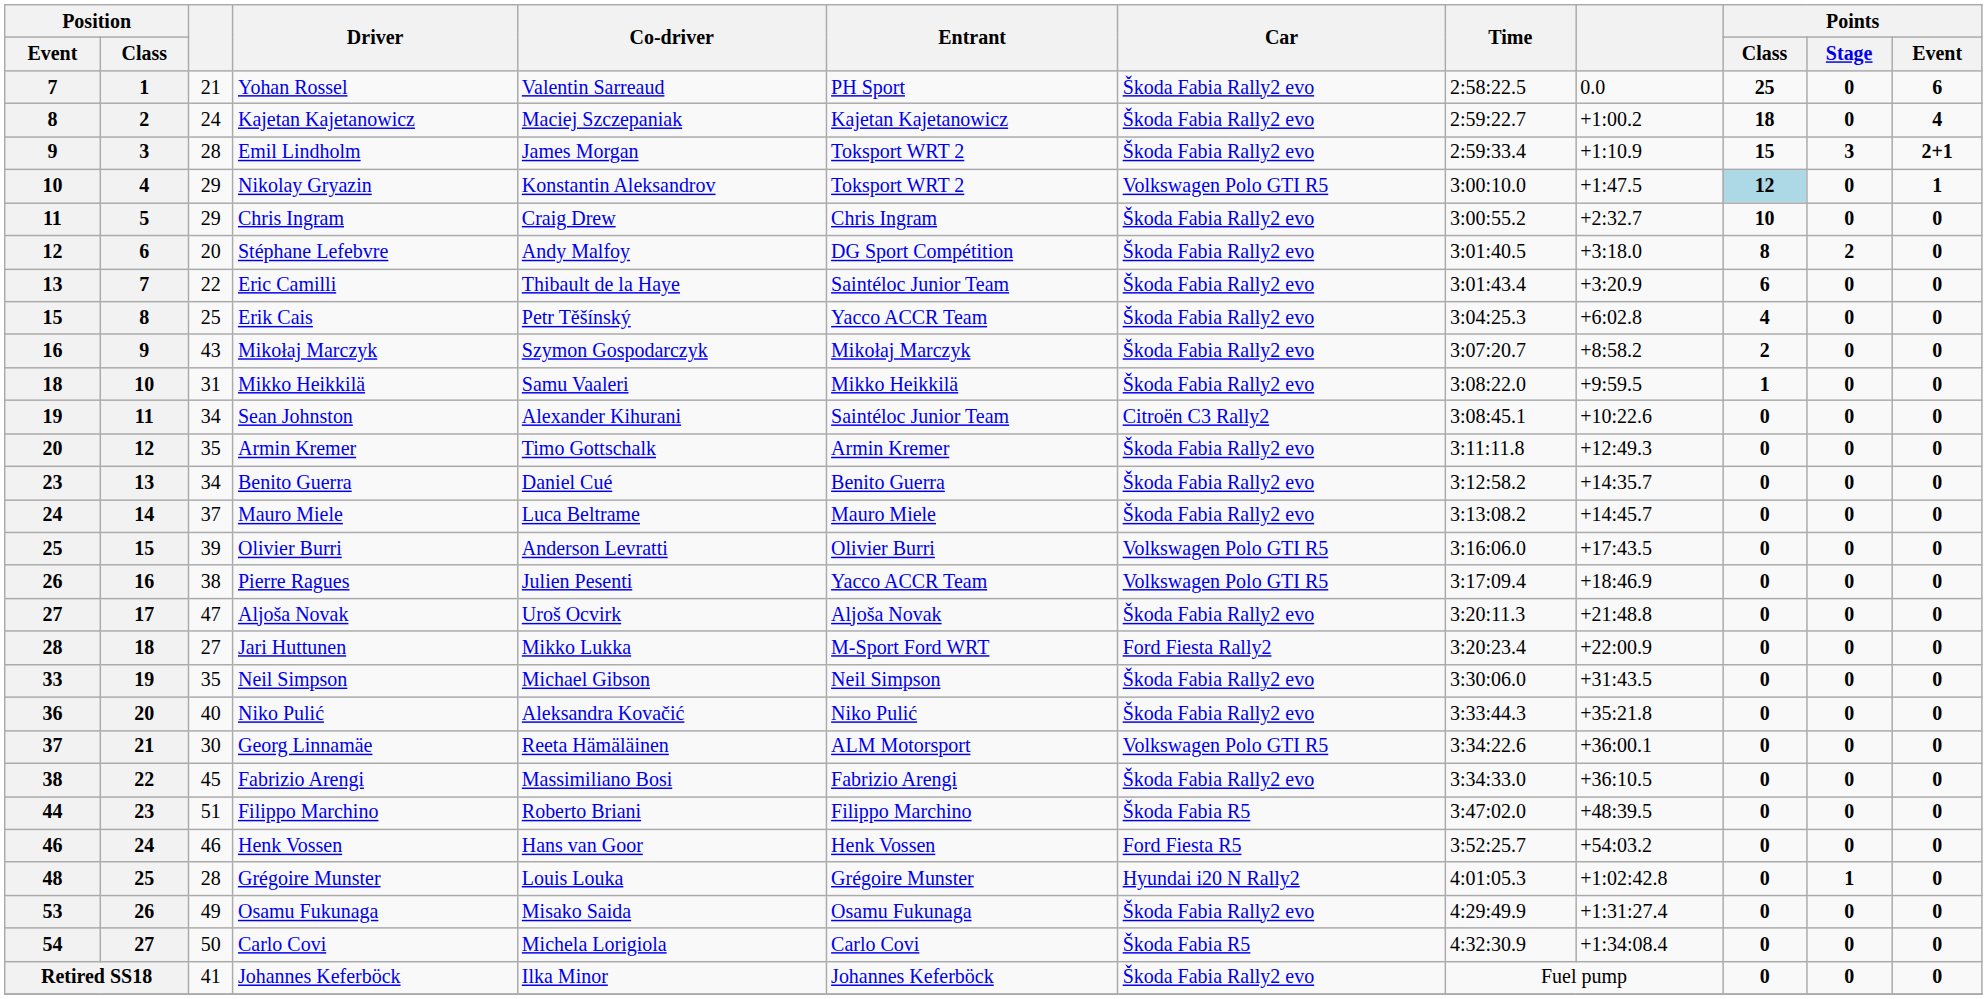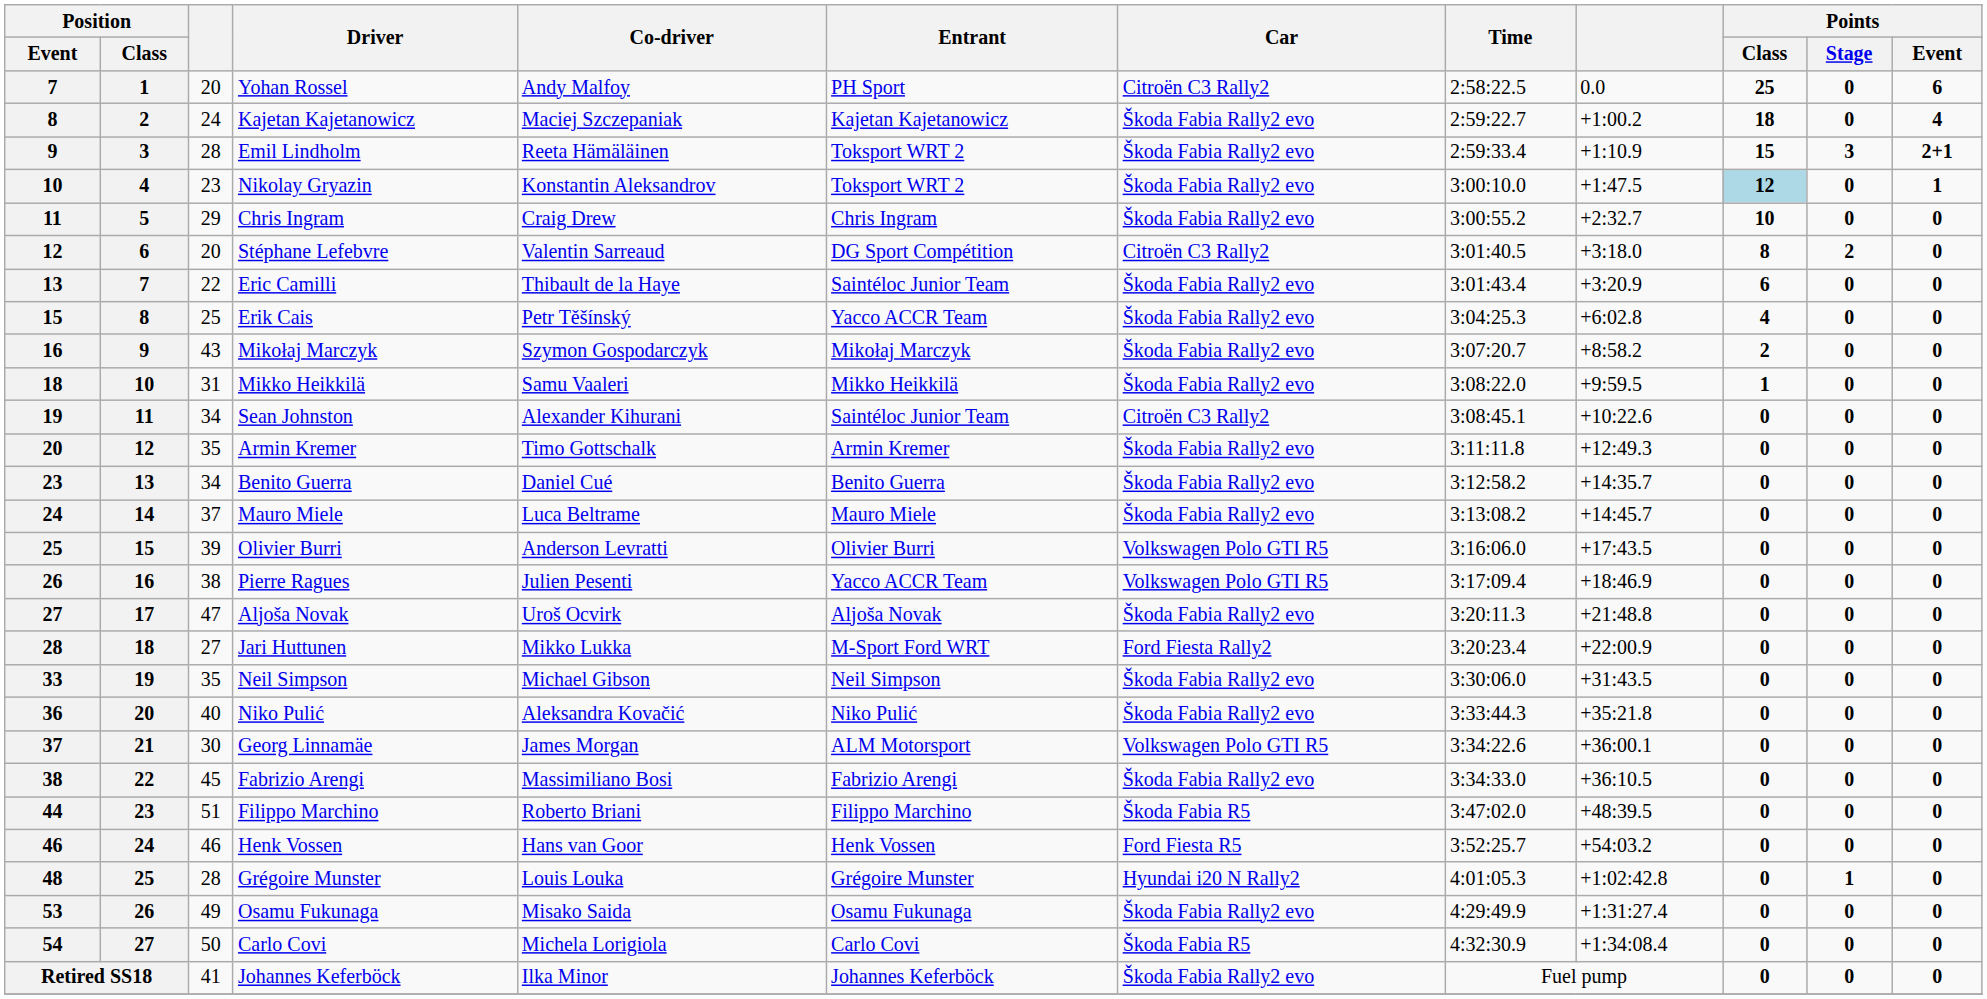(211, 86) 21 -> (211, 86) 20
(593, 86) Valentin Sarreaud -> (576, 86) Andy Malfoy
(1218, 86) Škoda Fabia Rally2 evo -> (1196, 86) Citroën C3 Rally2
(580, 152) James Morgan -> (595, 152) Reeta Hämäläinen
(211, 185) 29 -> (211, 185) 23
(1225, 185) Volkswagen Polo GTI R5 -> (1218, 185) Škoda Fabia Rally2 evo
(576, 251) Andy Malfoy -> (593, 251) Valentin Sarreaud
(1218, 251) Škoda Fabia Rally2 evo -> (1196, 251) Citroën C3 Rally2
(595, 746) Reeta Hämäläinen -> (580, 746) James Morgan
